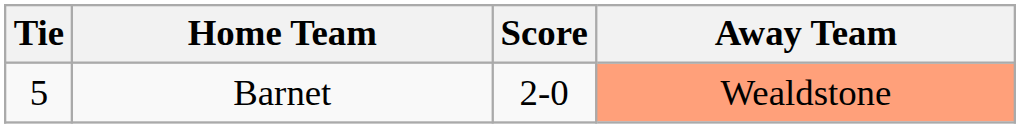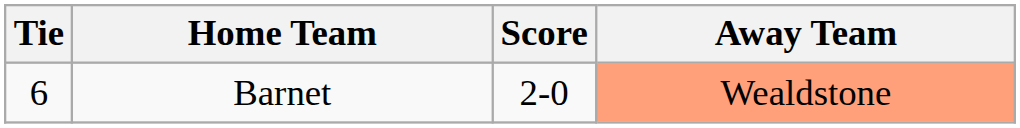(39, 92) 5 -> (39, 92) 6
